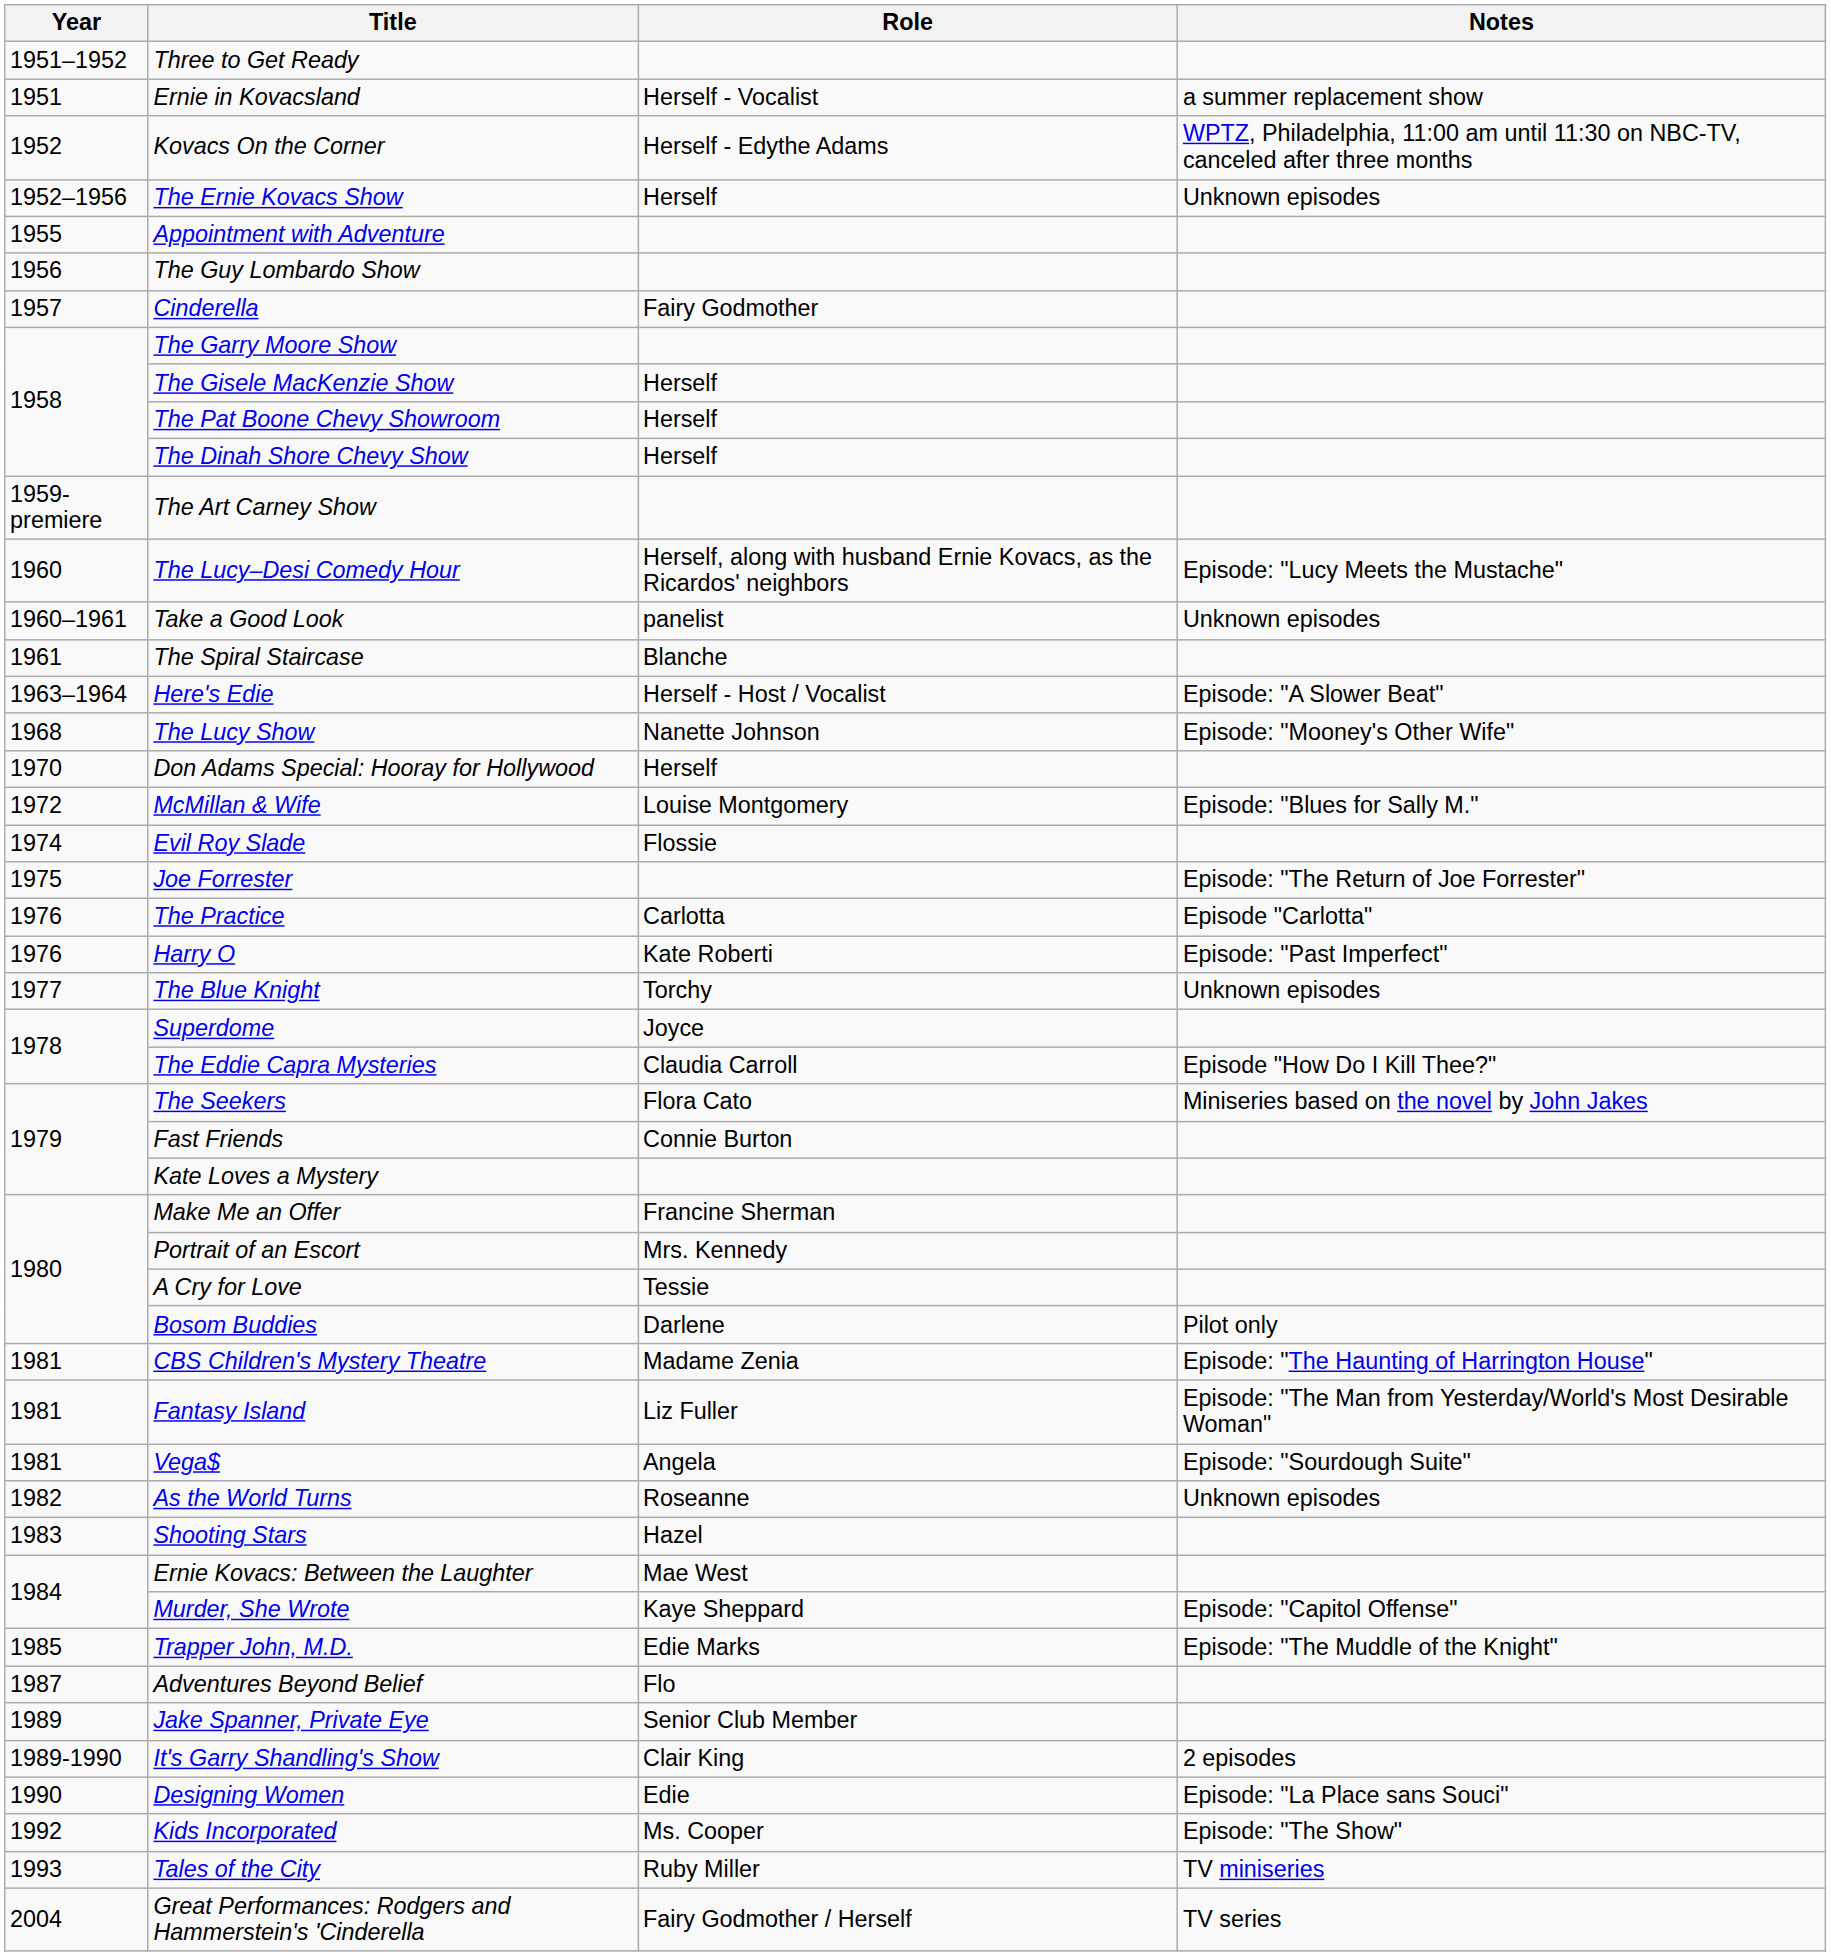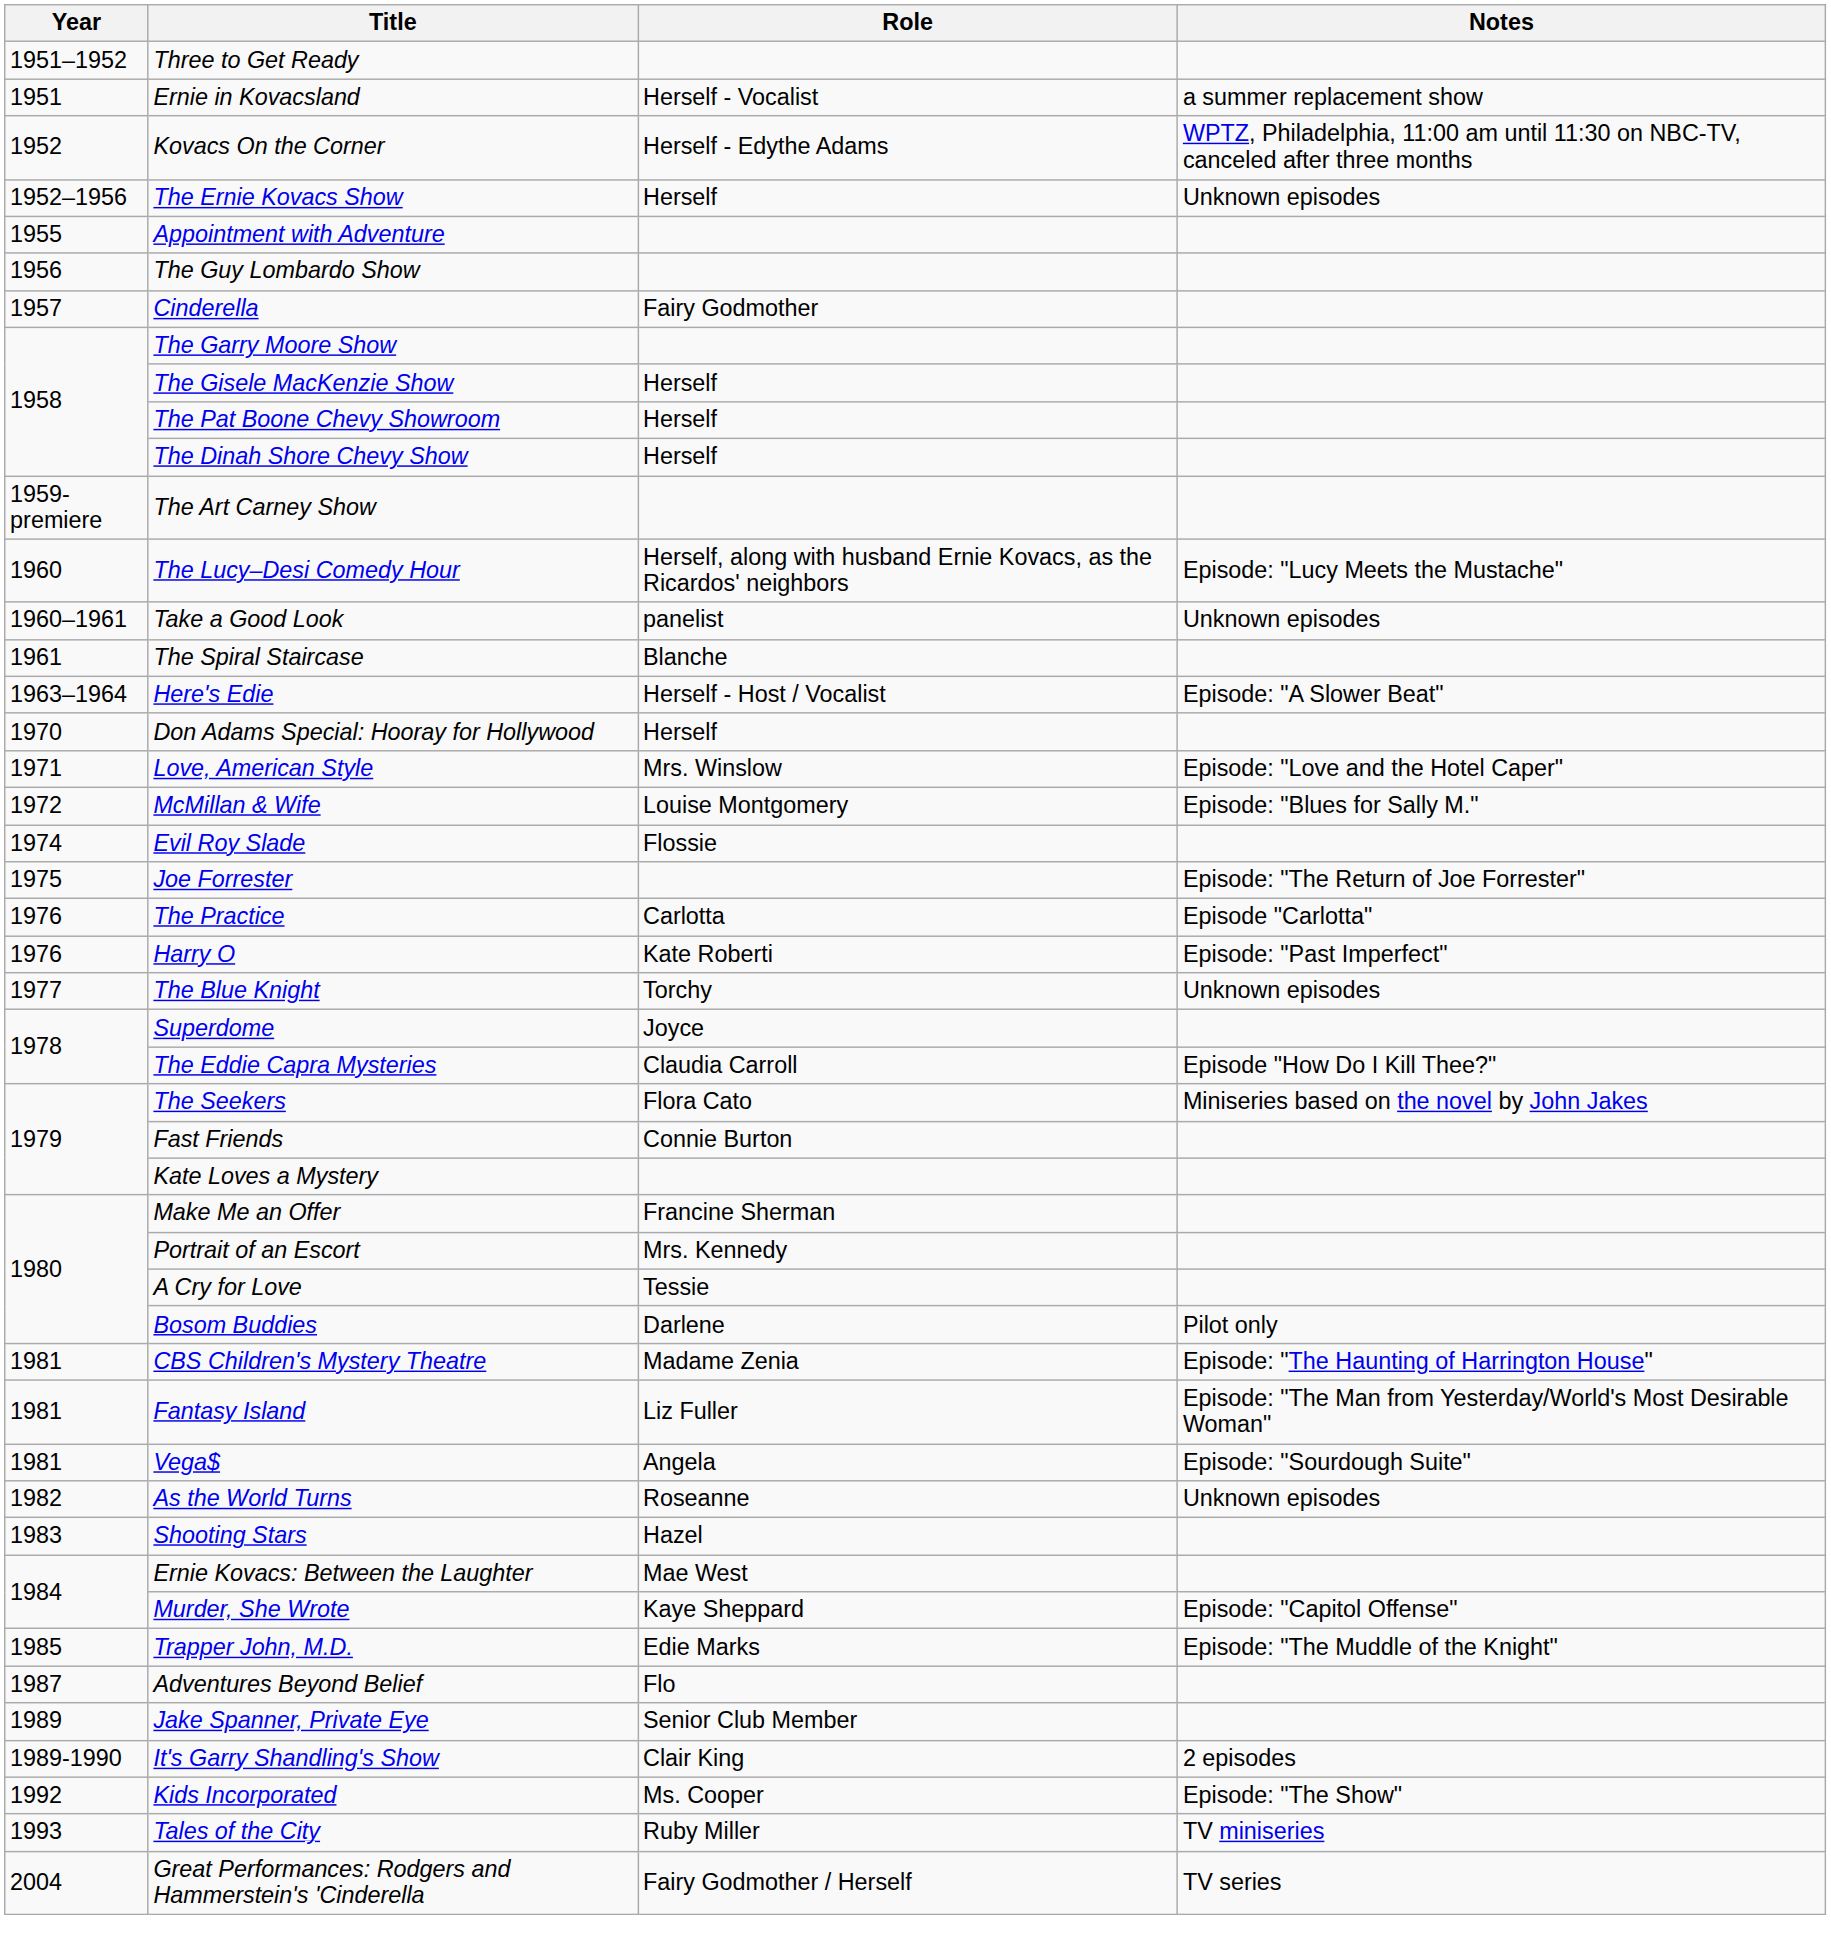- row: (234, 731)
+ row: (263, 768)
- row: (249, 1795)
